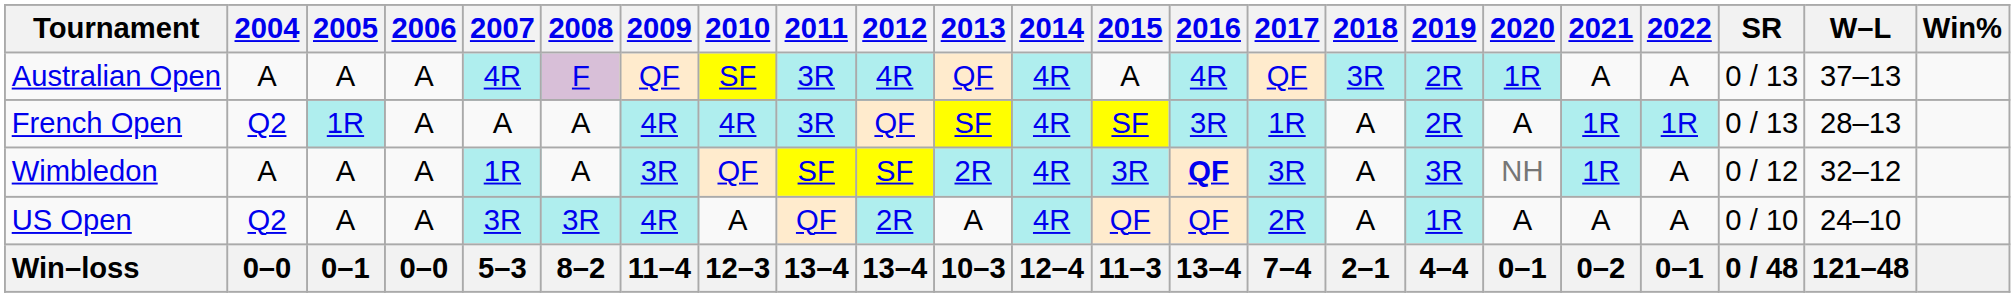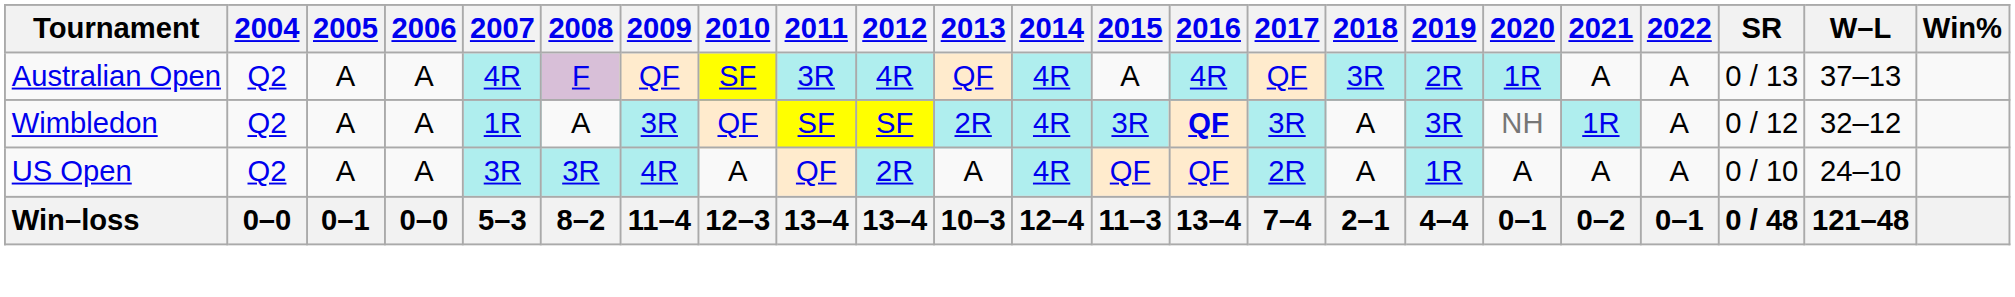(267, 76) A -> (267, 76) Q2
- row: (97, 124)
(267, 171) A -> (267, 124) Q2
